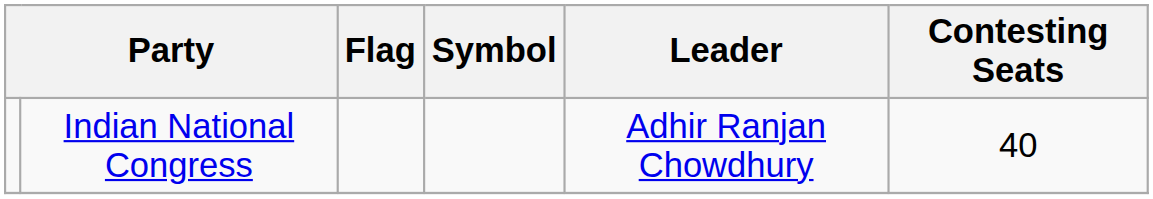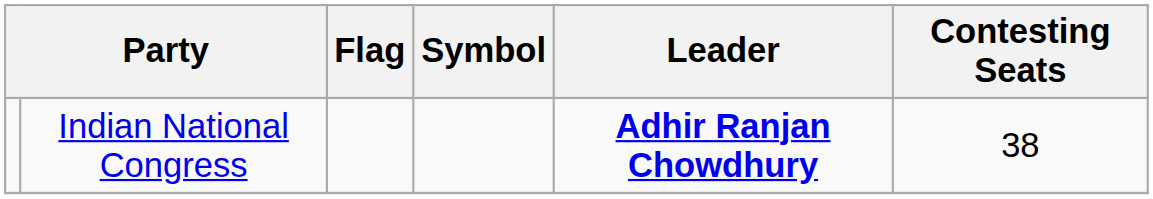(726, 145) normal -> (723, 145) bold
(1018, 145) 40 -> (1020, 145) 38
